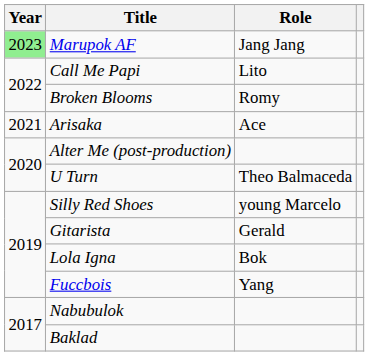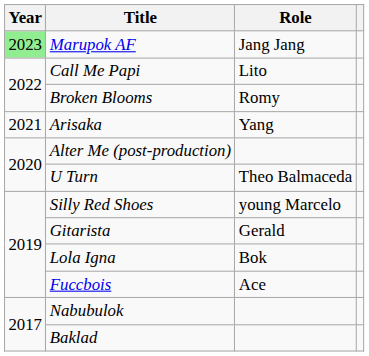(252, 124) Ace -> (256, 124) Yang
(256, 284) Yang -> (252, 284) Ace
